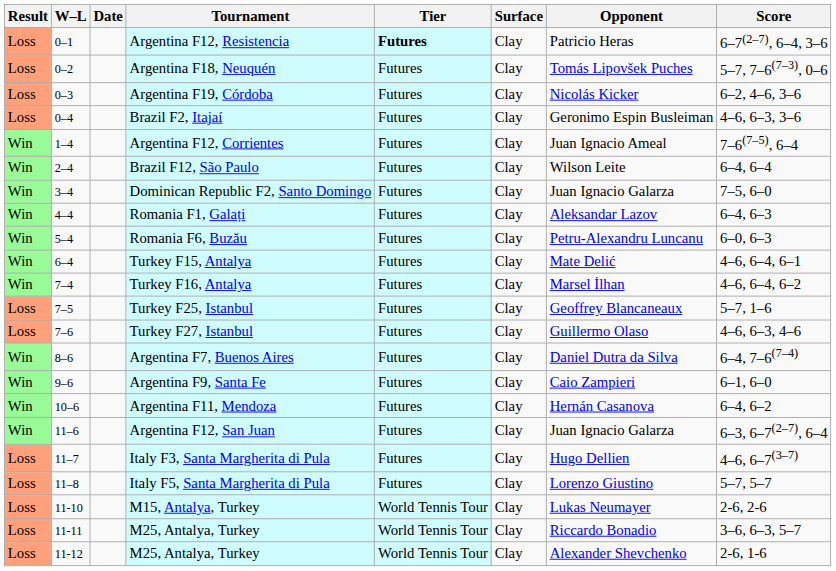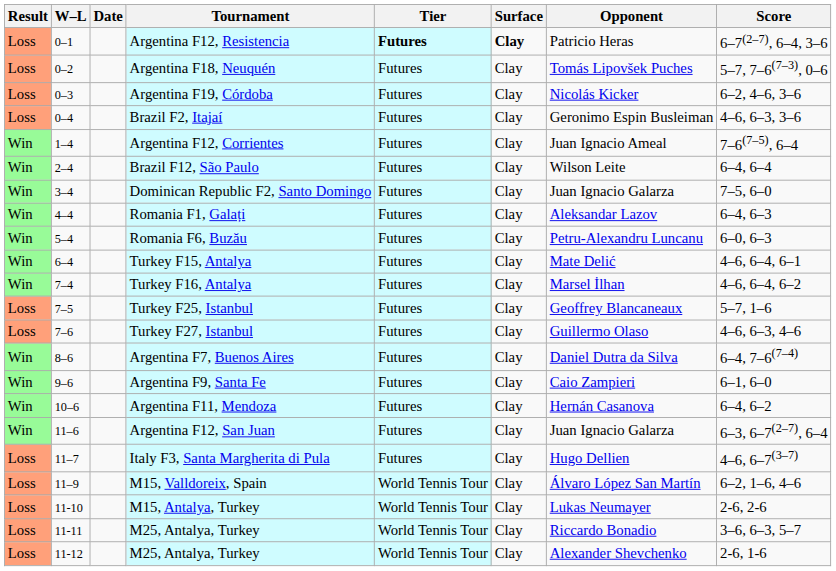(509, 41) normal -> (509, 41) bold
- row: (67, 484)
+ row: (67, 484)
